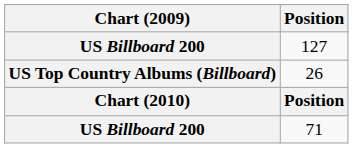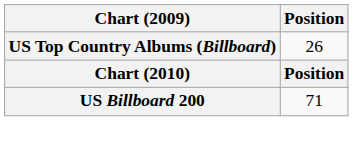- row: (314, 45)
